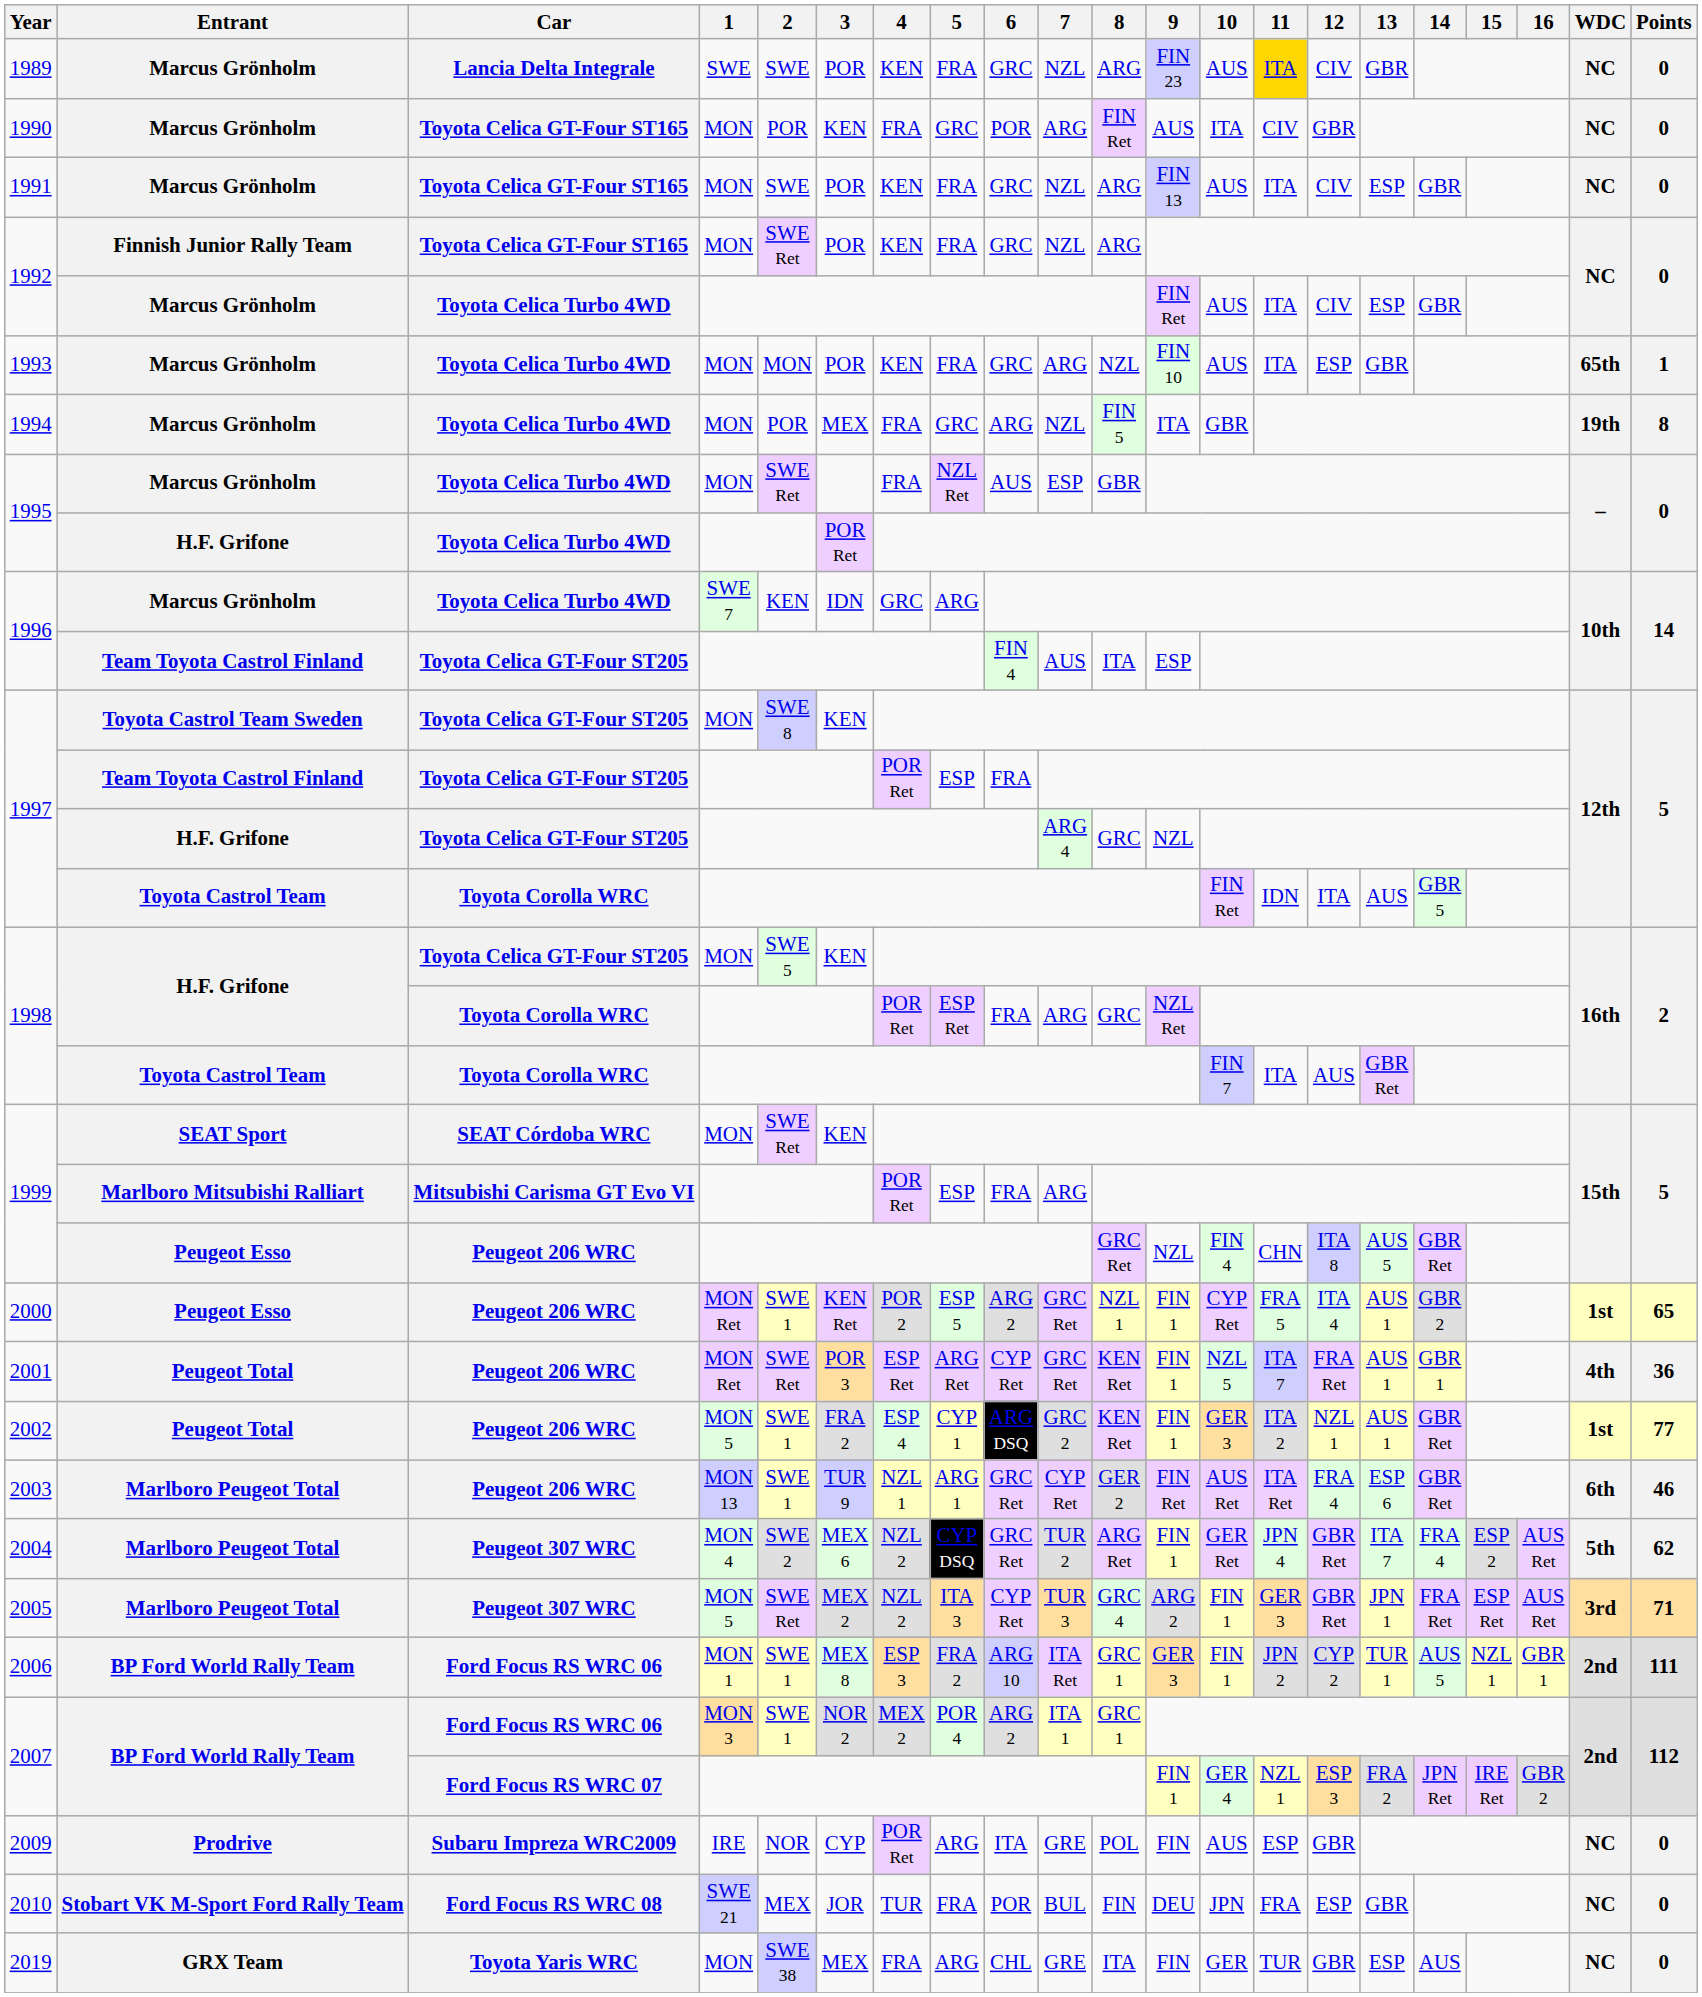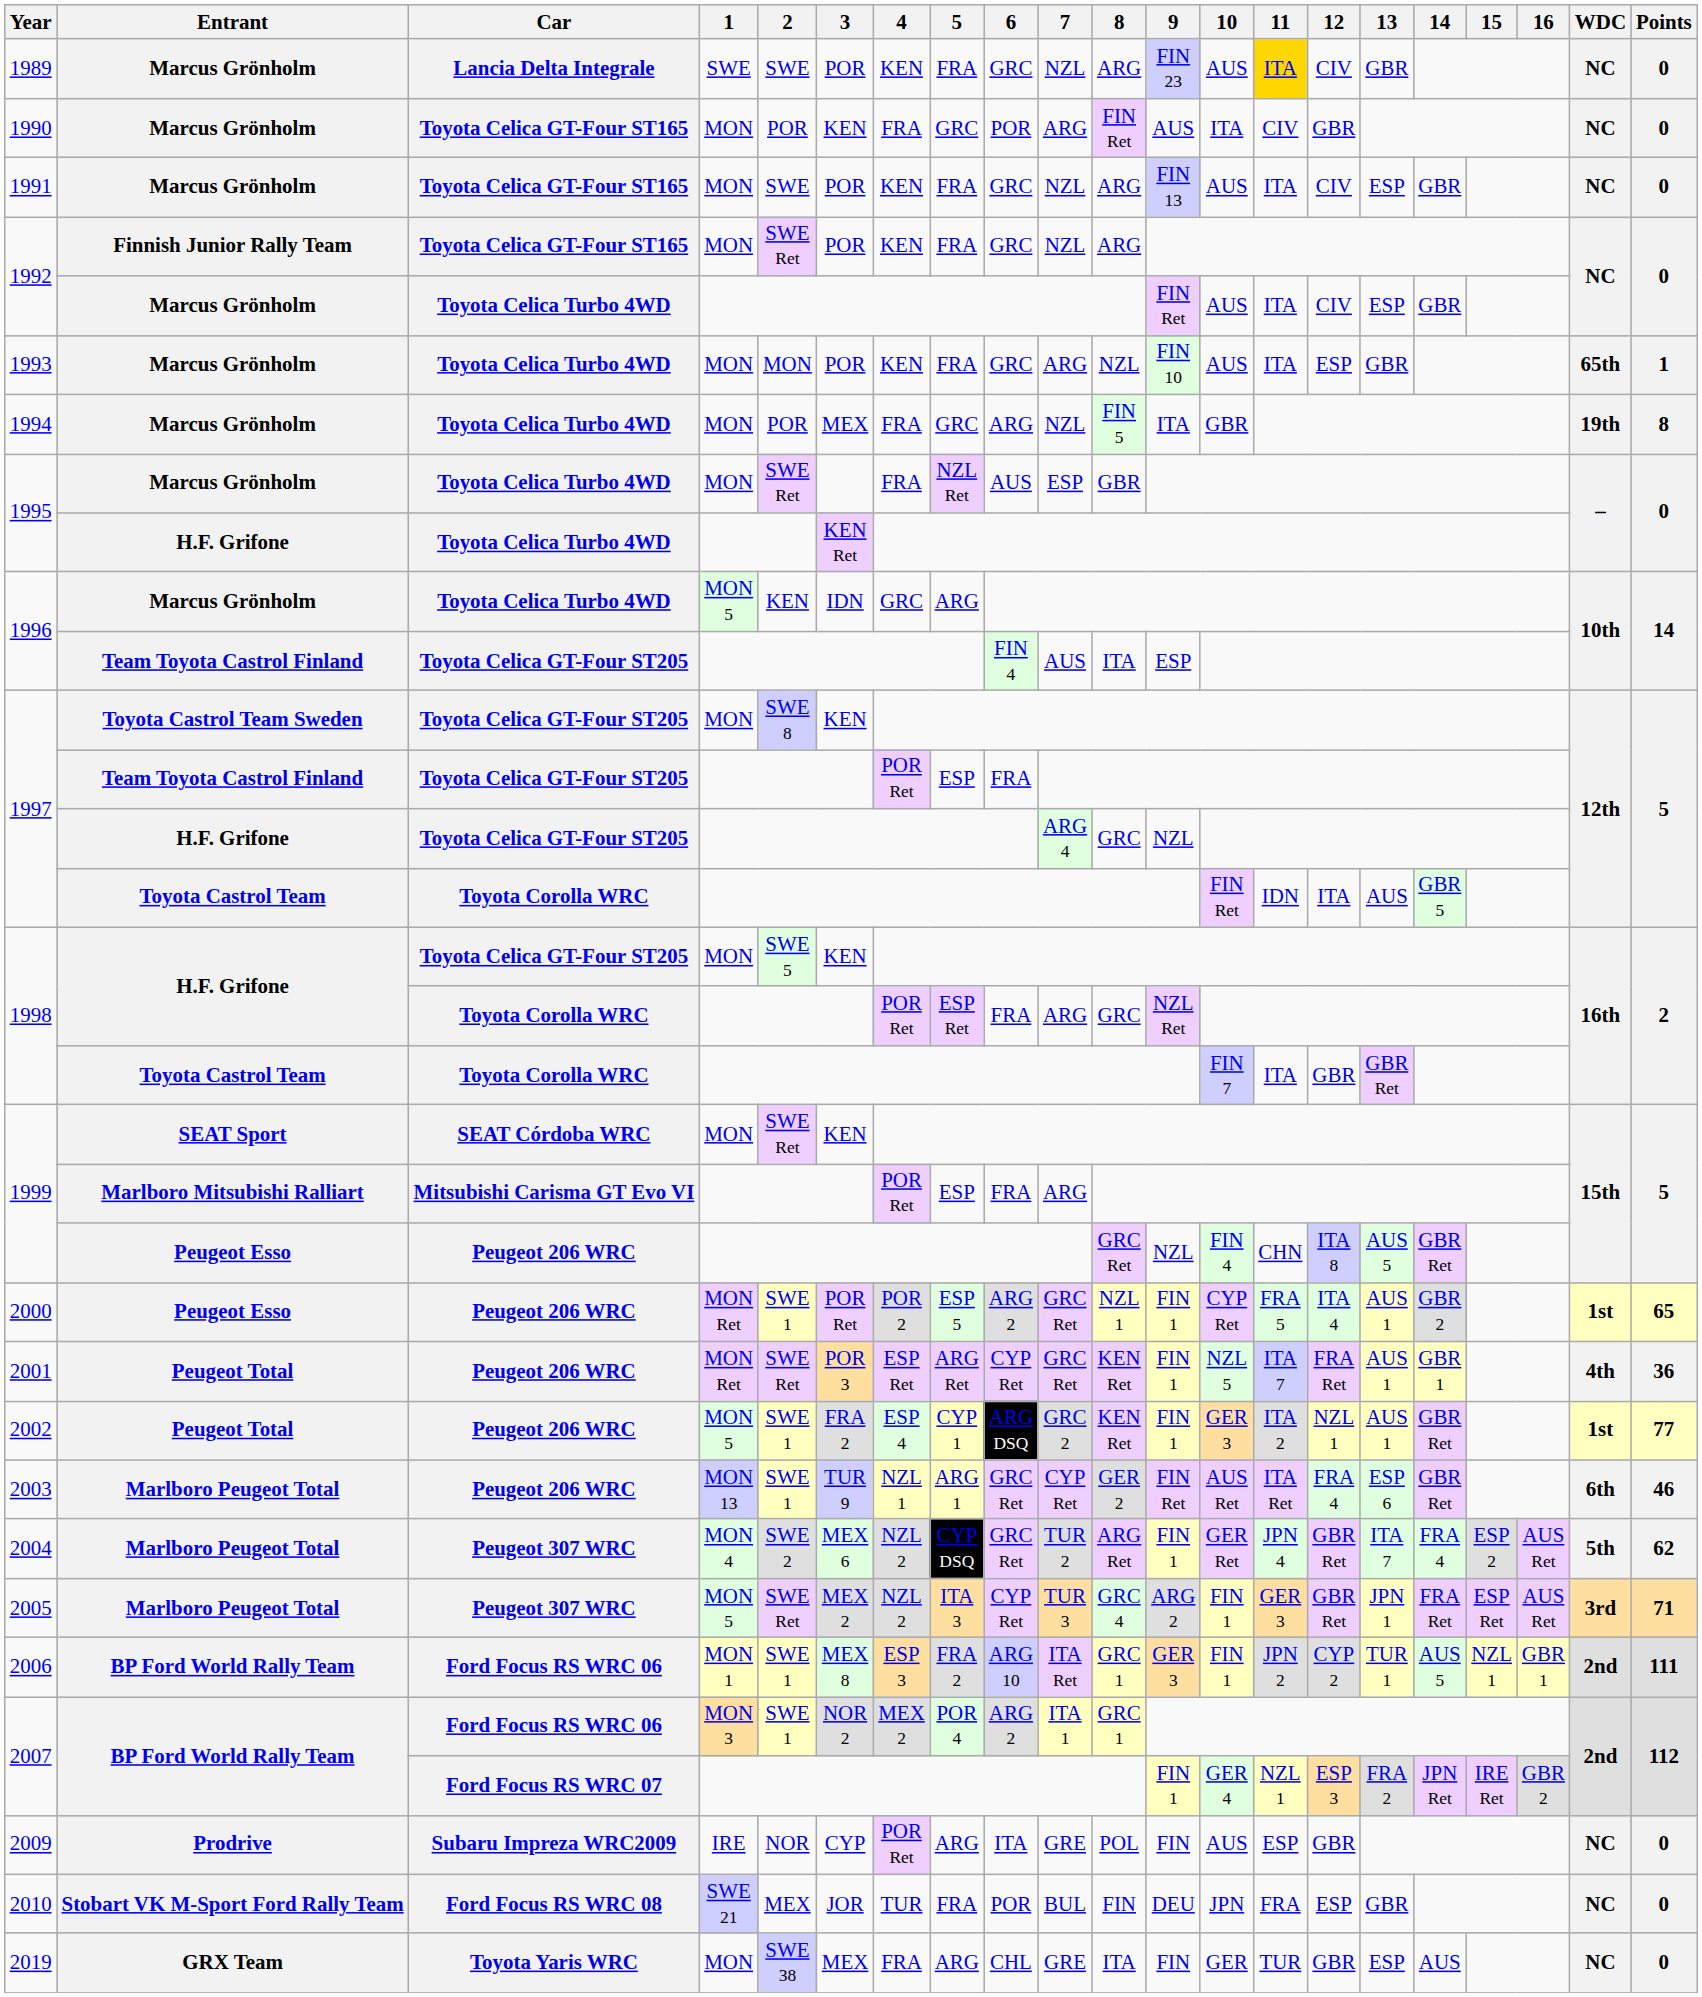(845, 541) POR Ret -> (845, 541) KEN Ret
(729, 600) SWE 7 -> (729, 600) MON 5
(1334, 1074) AUS -> (1334, 1074) GBR
(845, 1310) KEN Ret -> (845, 1310) POR Ret
